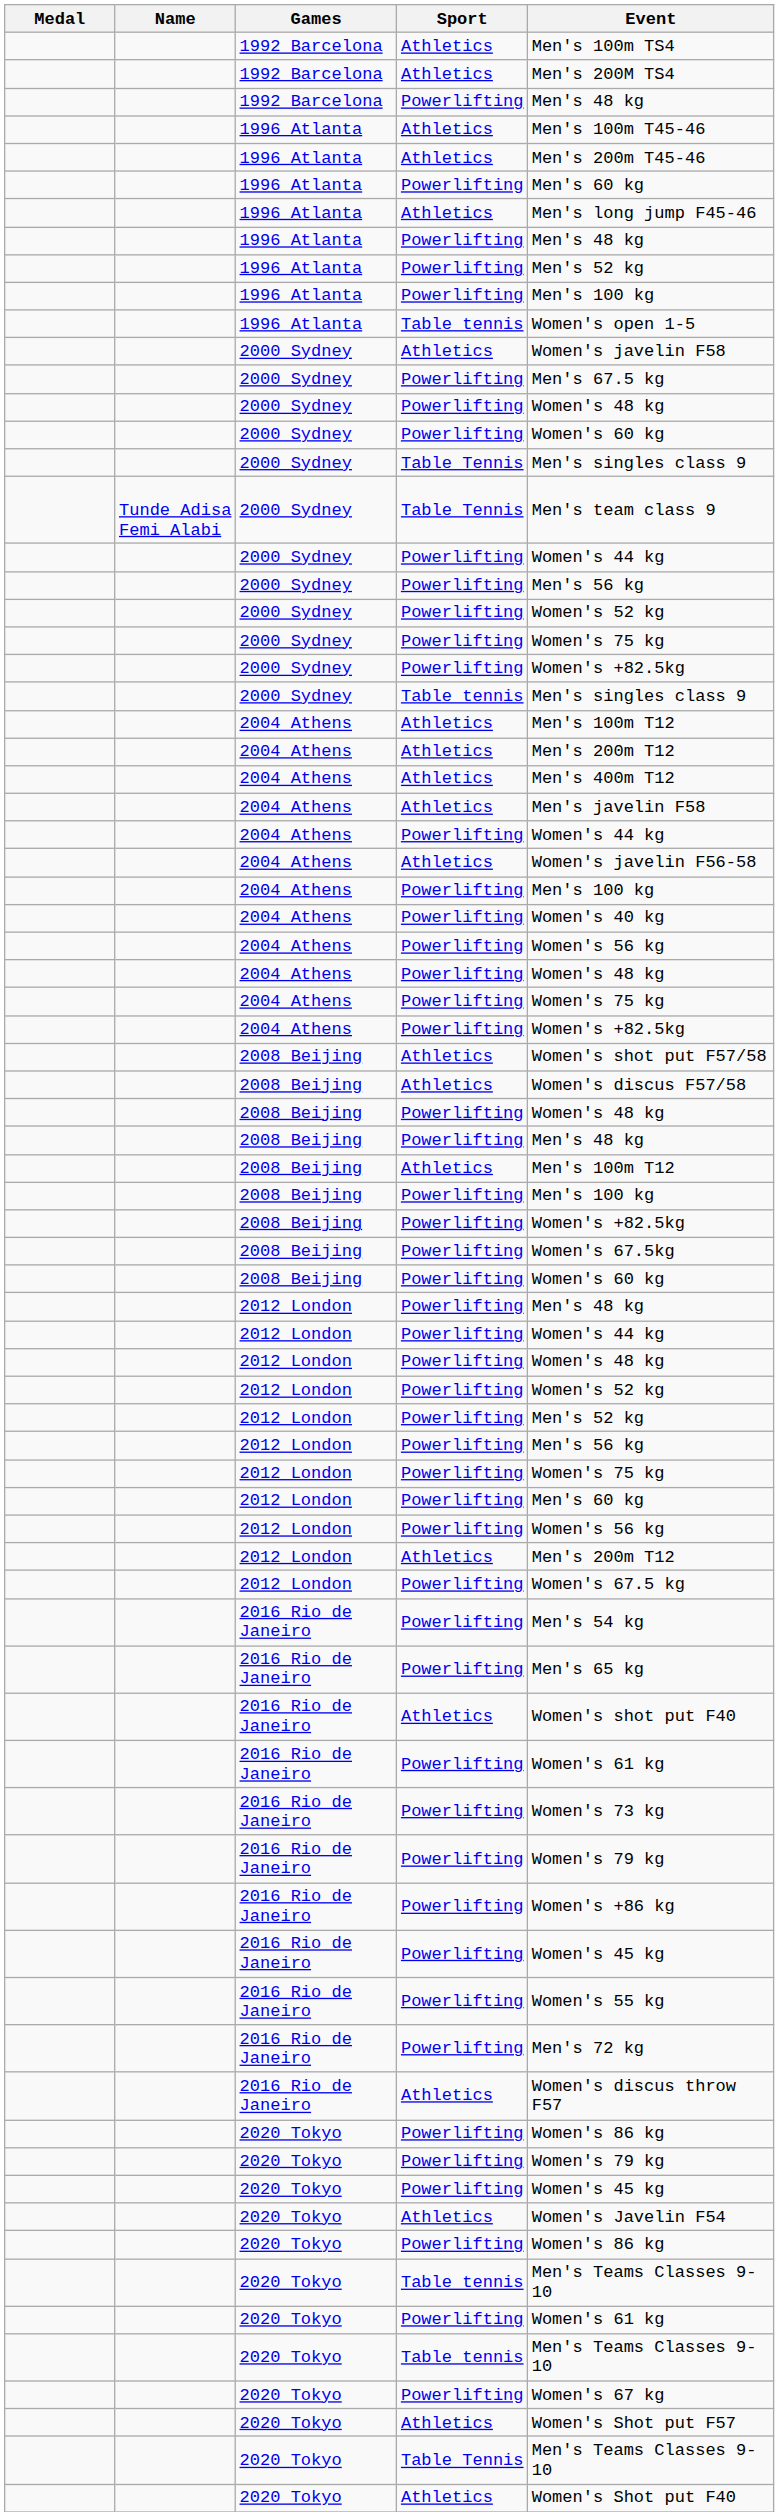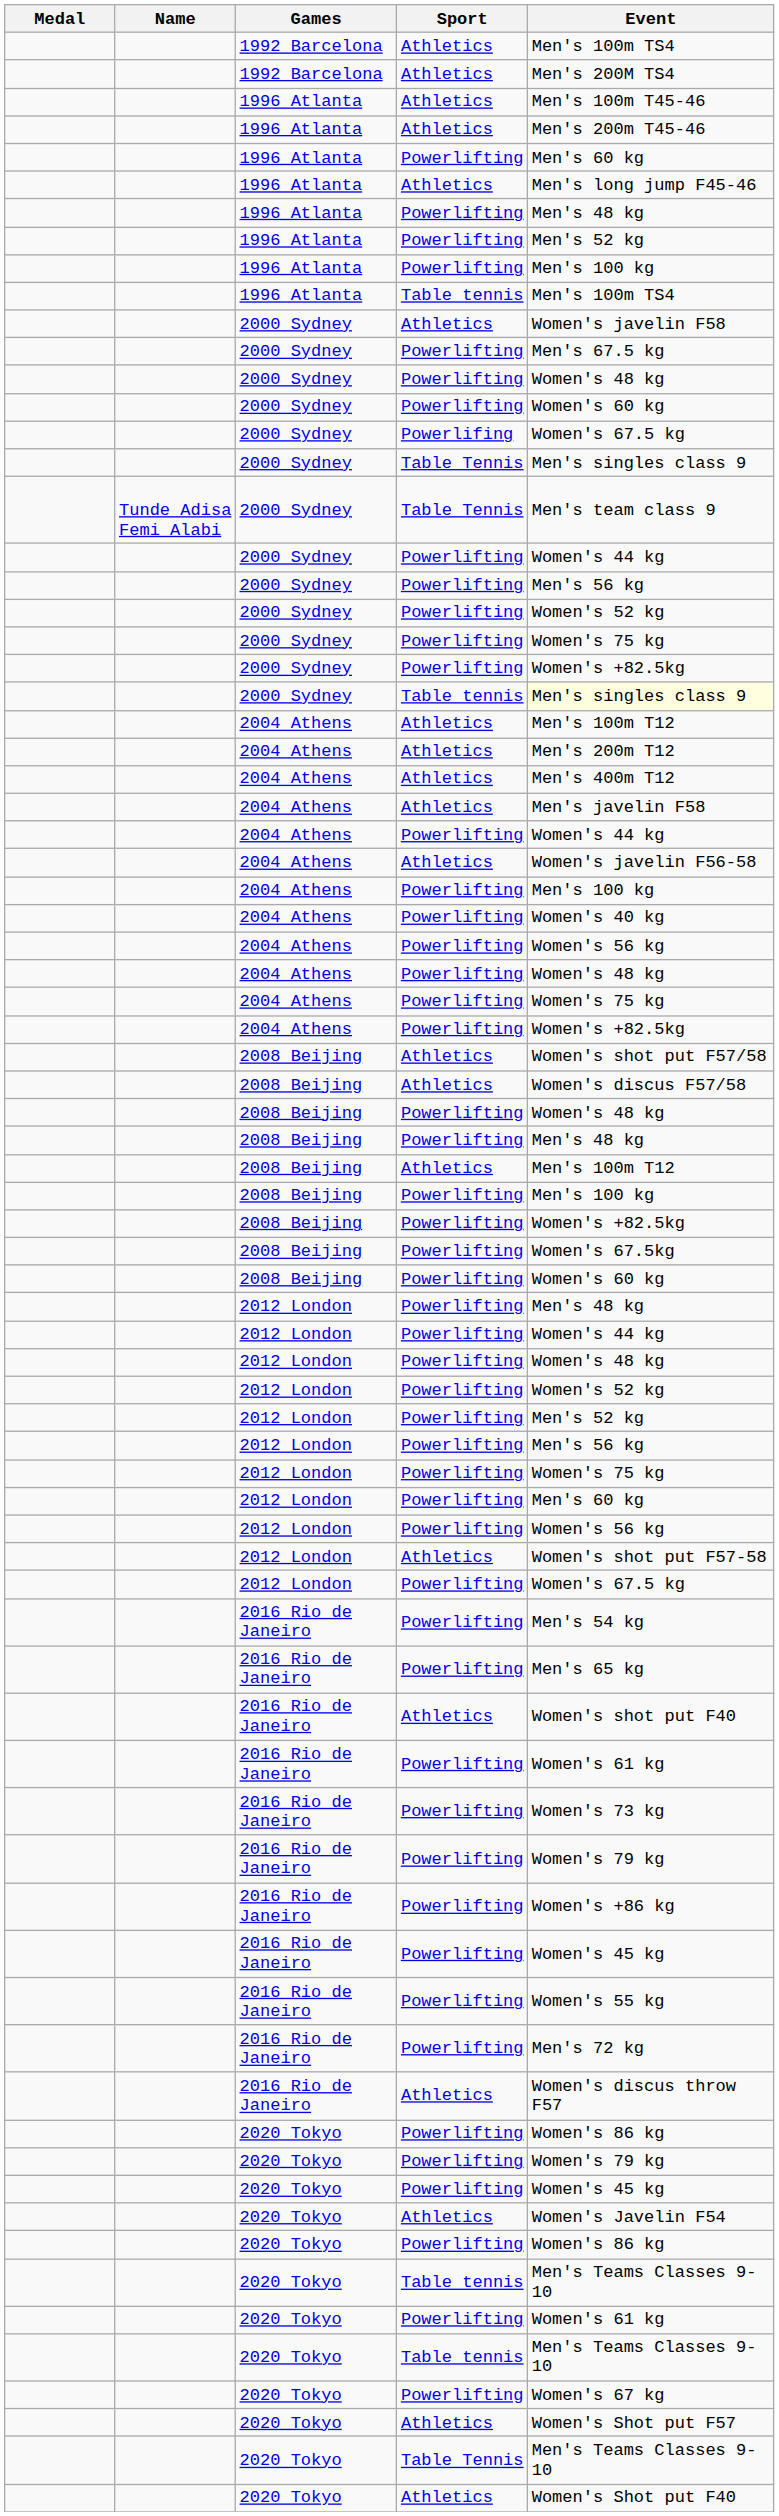- row: (311, 102)
(613, 324) Women's open 1-5 -> (603, 296) Men's 100m TS4
+ row: (296, 435)
(639, 696) no background -> (639, 696) lightyellow background
(603, 1557) Men's 200m T12 -> (649, 1557) Women's shot put F57-58
